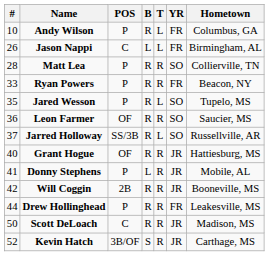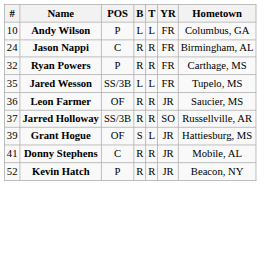(148, 31) R -> (140, 31) L
(12, 48) 26 -> (12, 48) 24
(148, 48) L -> (140, 48) R
(160, 48) L -> (152, 48) R
- row: (64, 66)
(12, 83) 33 -> (12, 66) 32
(225, 83) Beacon, NY -> (217, 66) Carthage, MS
(125, 101) P -> (118, 83) SS/3B
(148, 101) R -> (140, 83) L
(176, 101) SO -> (168, 83) FR
(176, 119) SO -> (168, 101) JR
(160, 136) L -> (152, 119) R
(12, 154) 40 -> (12, 136) 39
(148, 154) R -> (140, 136) S
(160, 154) R -> (152, 136) L
(125, 171) P -> (118, 154) C
(148, 171) L -> (140, 154) R
- row: (64, 189)
- row: (64, 207)
- row: (64, 224)
(125, 242) 3B/OF -> (118, 171) P
(148, 242) S -> (140, 171) R
(225, 242) Carthage, MS -> (217, 171) Beacon, NY
